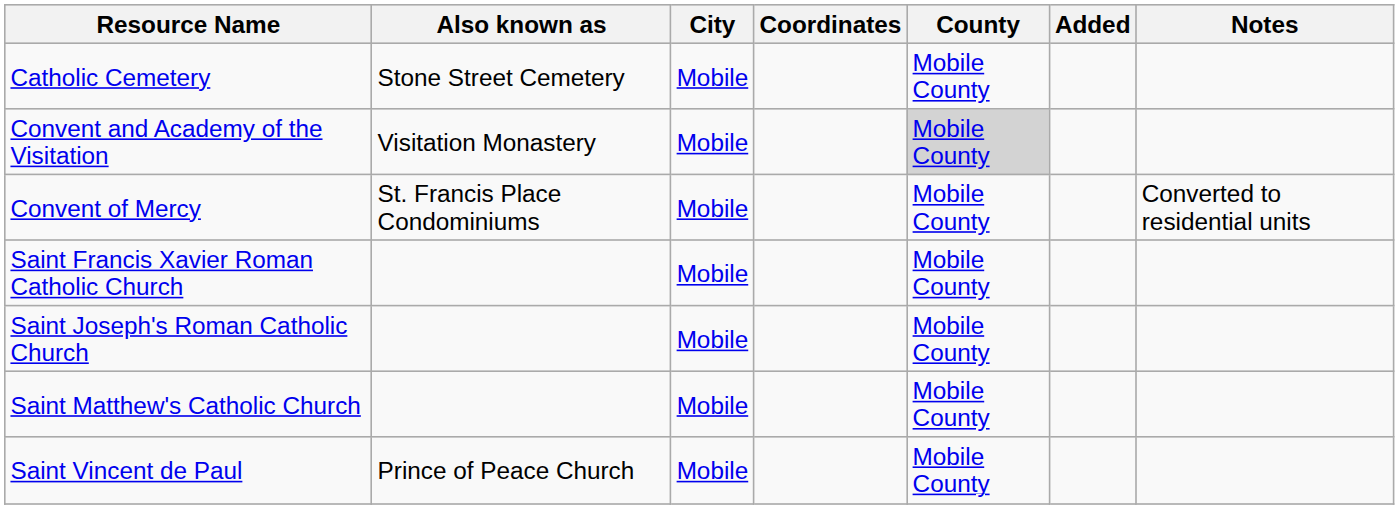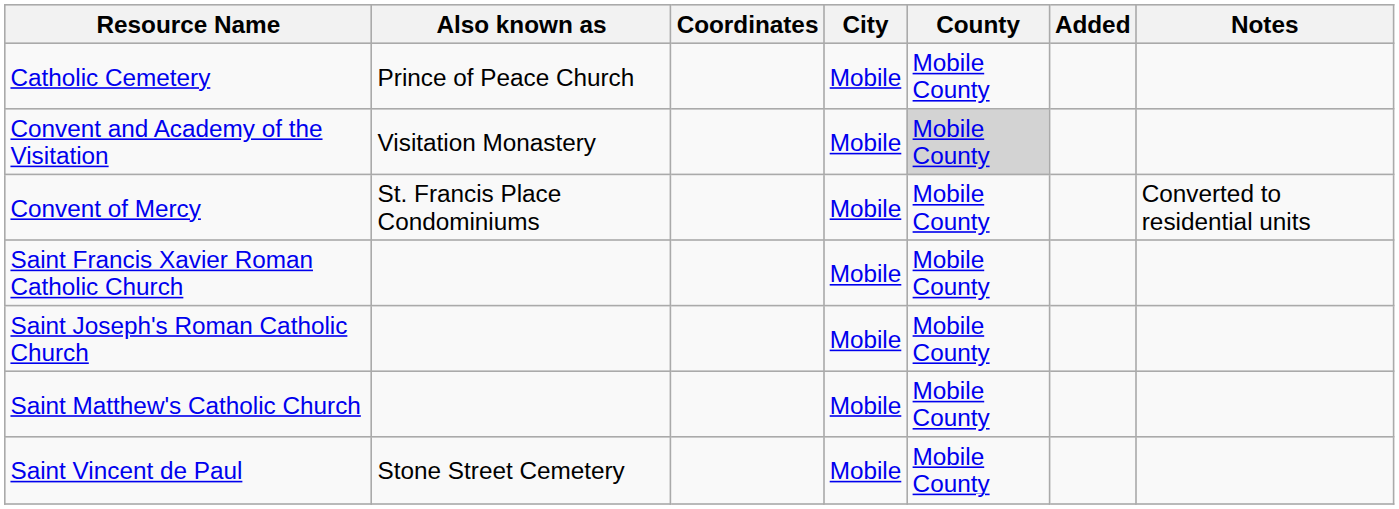columns swapped: (830, 24) <-> (712, 24)
(501, 76) Stone Street Cemetery -> (506, 76) Prince of Peace Church
(506, 471) Prince of Peace Church -> (501, 471) Stone Street Cemetery
